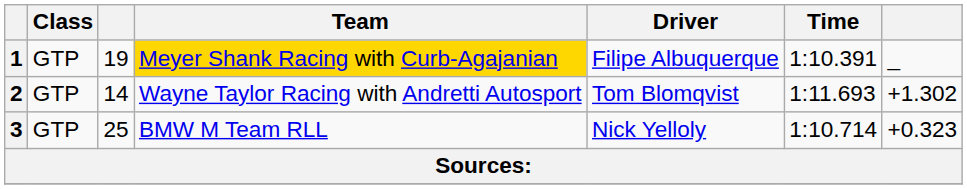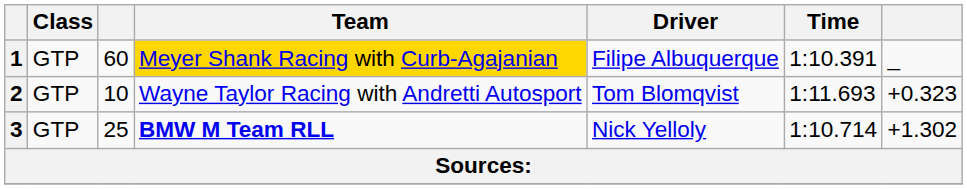(116, 58) 19 -> (116, 58) 60
(116, 93) 14 -> (116, 93) 10
(922, 93) +1.302 -> (922, 93) +0.323
(233, 129) normal -> (237, 129) bold
(922, 129) +0.323 -> (922, 129) +1.302
